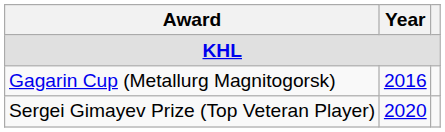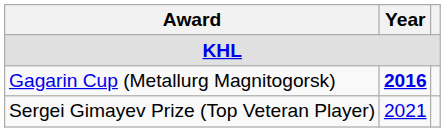(405, 80) normal -> (405, 80) bold
(405, 111) 2020 -> (405, 111) 2021
